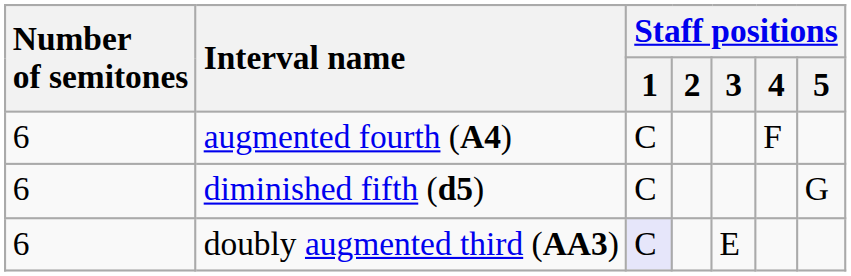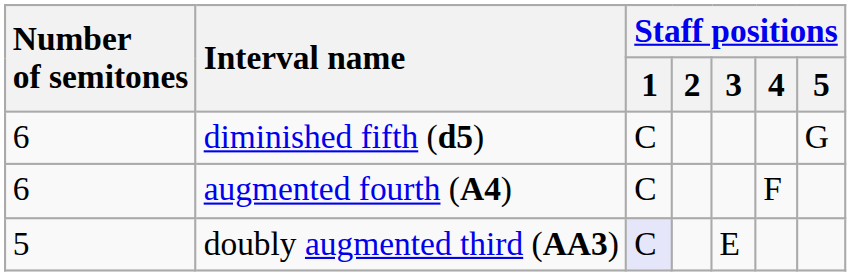rows swapped: (358, 137) <-> (344, 190)
(21, 243) 6 -> (21, 243) 5
